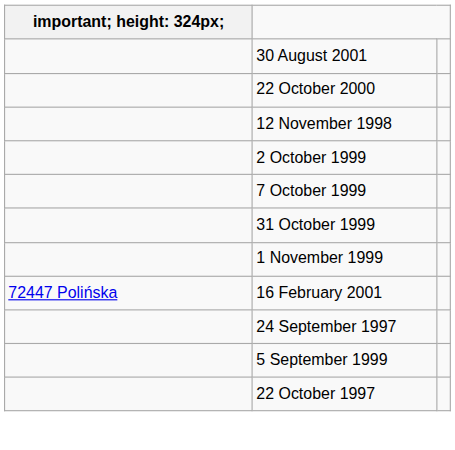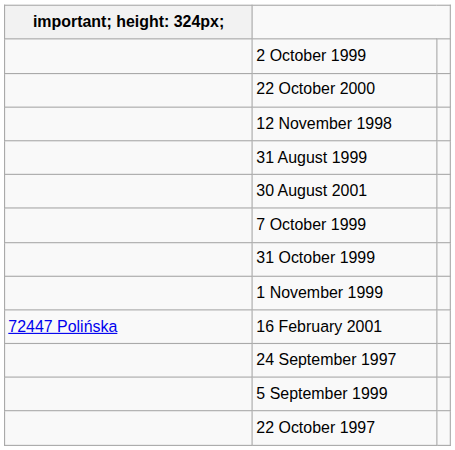rows swapped: (312, 55) <-> (311, 157)
+ row: (312, 157)
